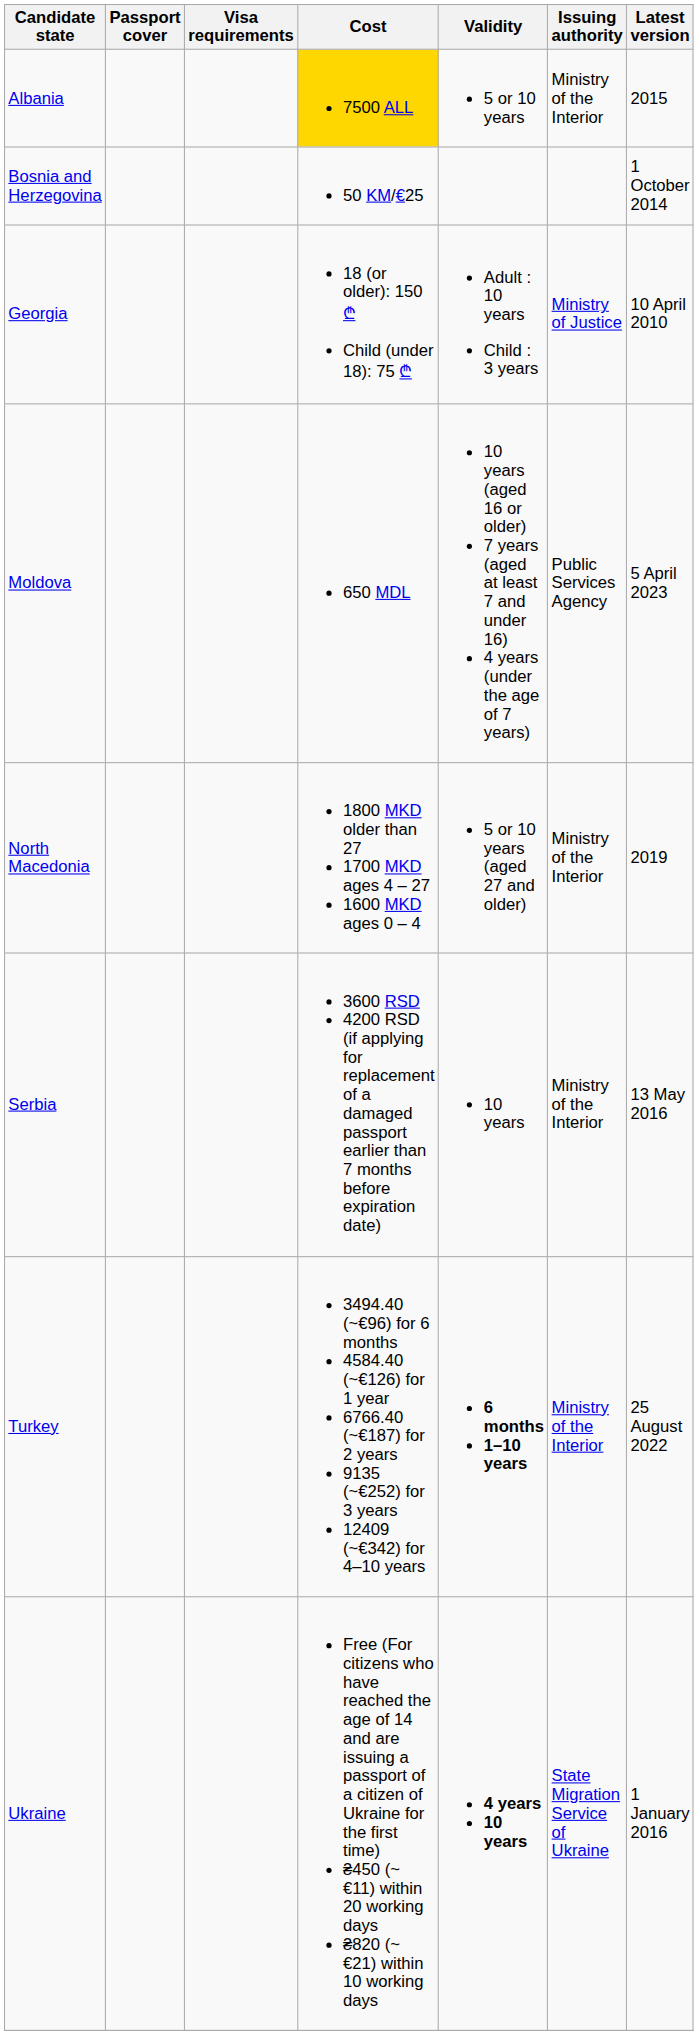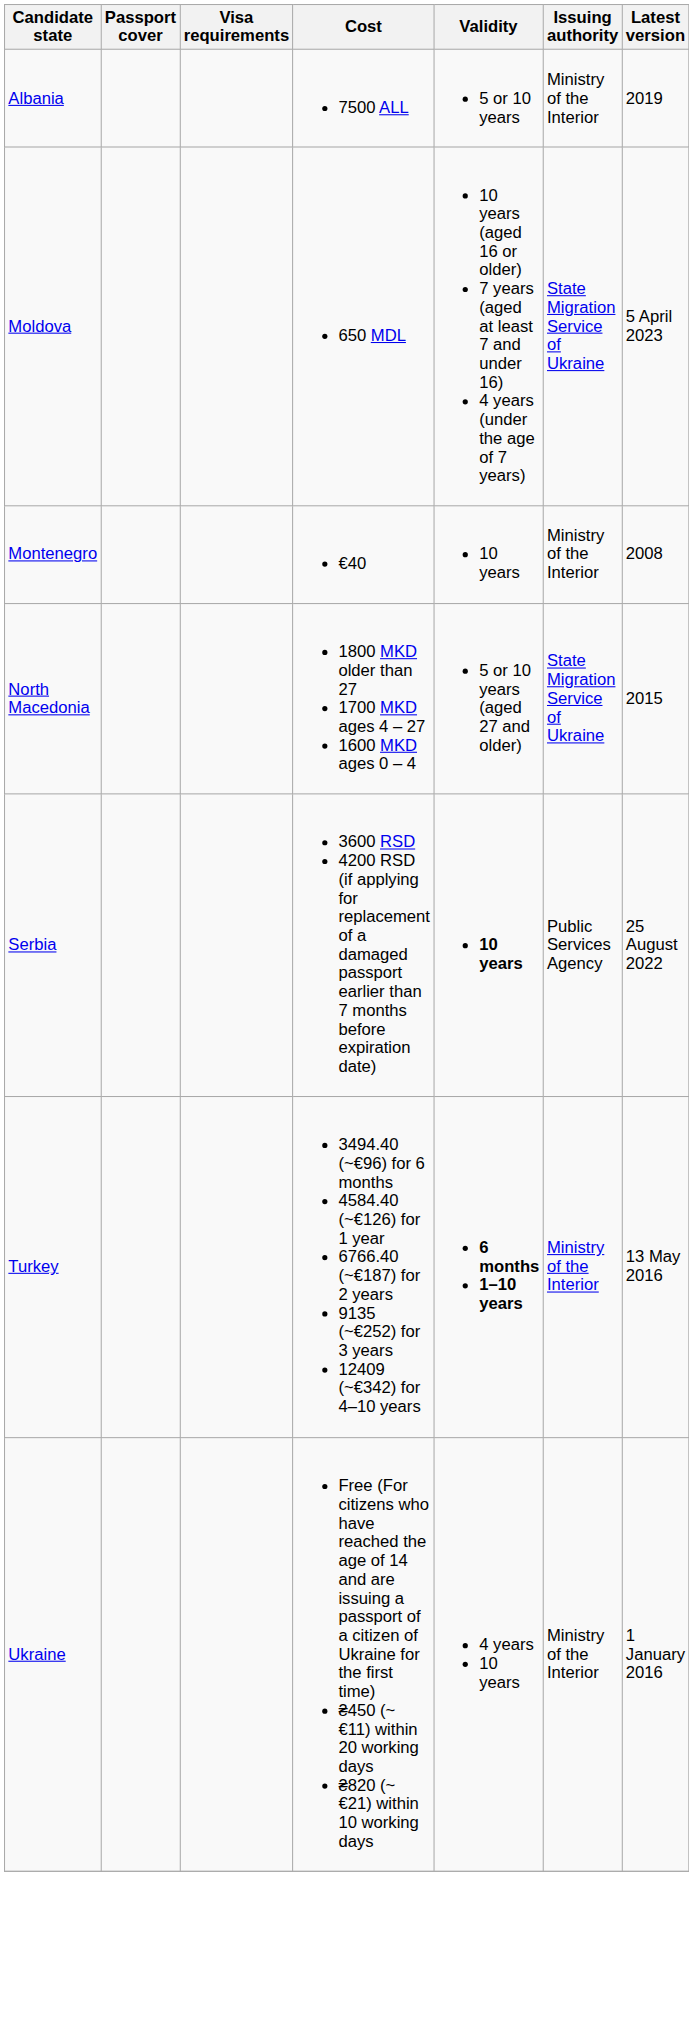(368, 108) gold background -> (363, 108) no background
(649, 98) 2015 -> (644, 98) 2019
- row: (55, 185)
- row: (38, 314)
(584, 582) Public Services Agency -> (581, 326) State Migration Service of Ukraine
+ row: (53, 554)
(580, 857) Ministry of the Interior -> (581, 698) State Migration Service of Ukraine
(649, 857) 2019 -> (644, 698) 2015
(493, 1114) normal -> (488, 955) bold
(580, 1104) Ministry of the Interior -> (579, 945) Public Services Agency
(658, 1104) 13 May 2016 -> (652, 945) 25 August 2022
(656, 1426) 25 August 2022 -> (653, 1266) 13 May 2016
(493, 1823) bold -> (488, 1664) normal
(586, 1813) State Migration Service of Ukraine -> (576, 1654) Ministry of the Interior
